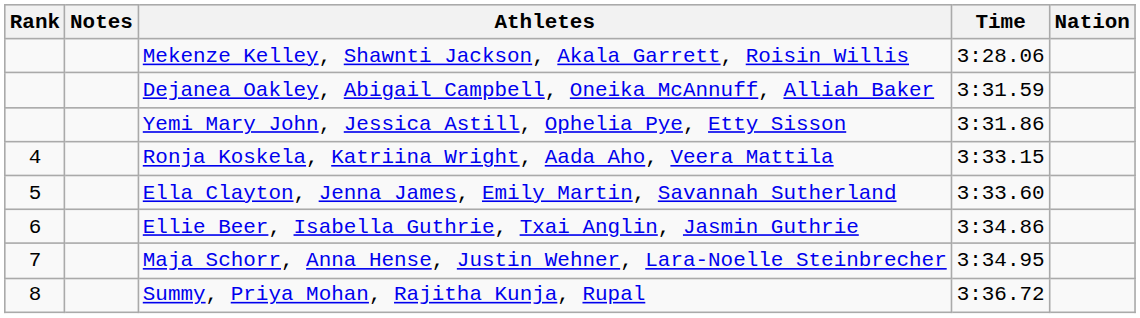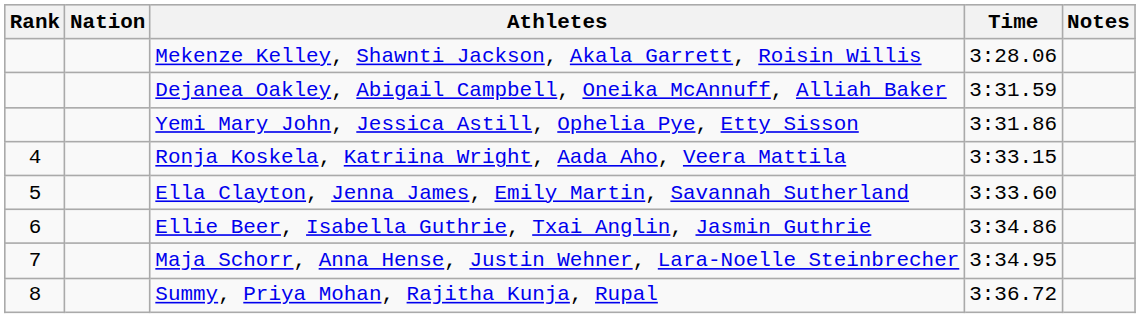columns swapped: (1092, 22) <-> (101, 22)
